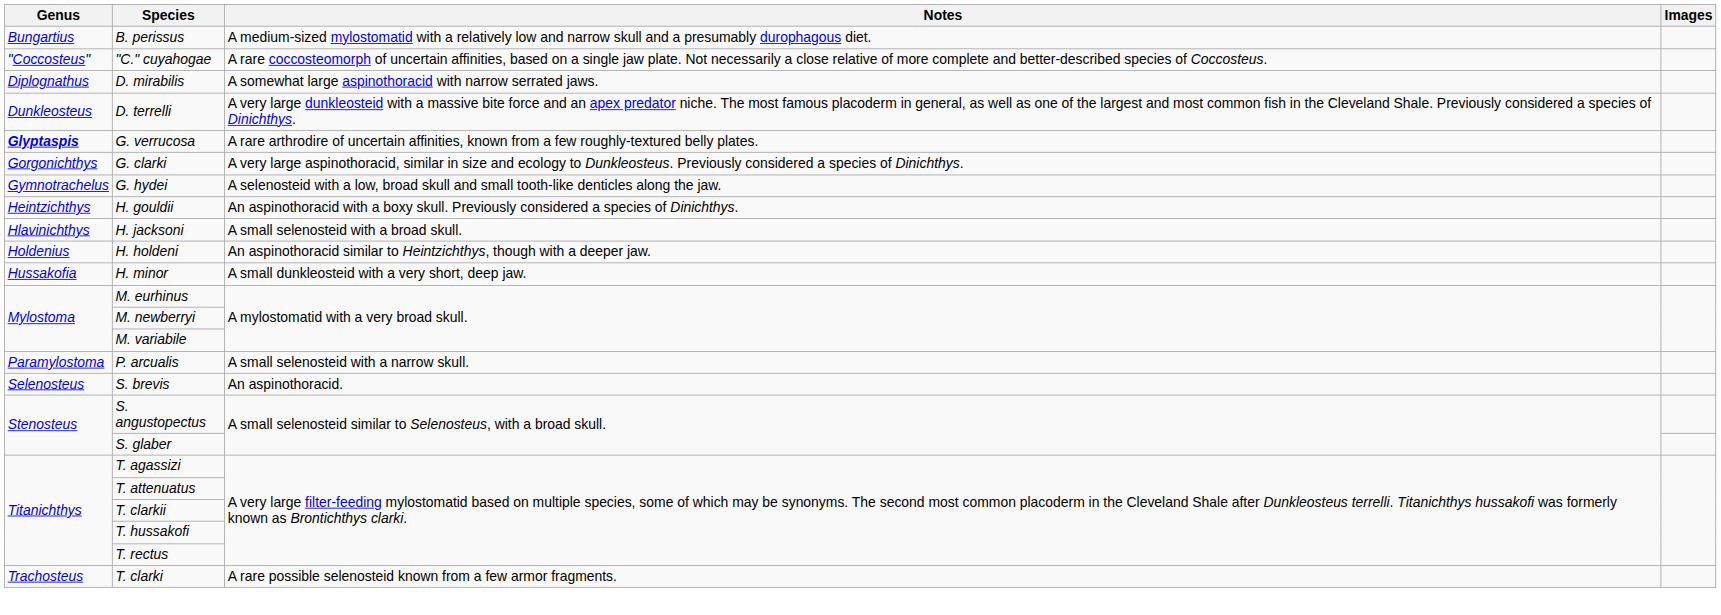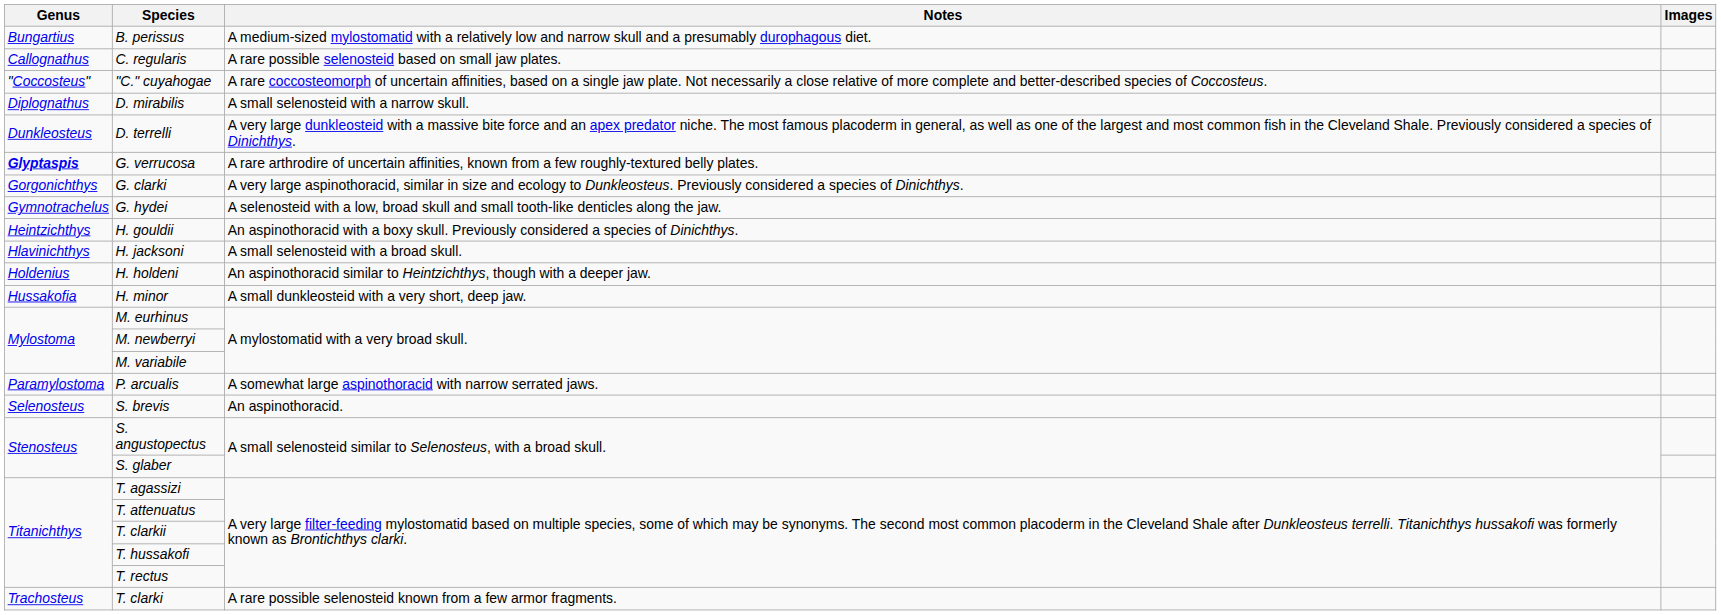+ row: (151, 59)
(413, 81) A somewhat large aspinothoracid with narrow serrated jaws. -> (348, 103) A small selenosteid with a narrow skull.
(348, 362) A small selenosteid with a narrow skull. -> (413, 384) A somewhat large aspinothoracid with narrow serrated jaws.
